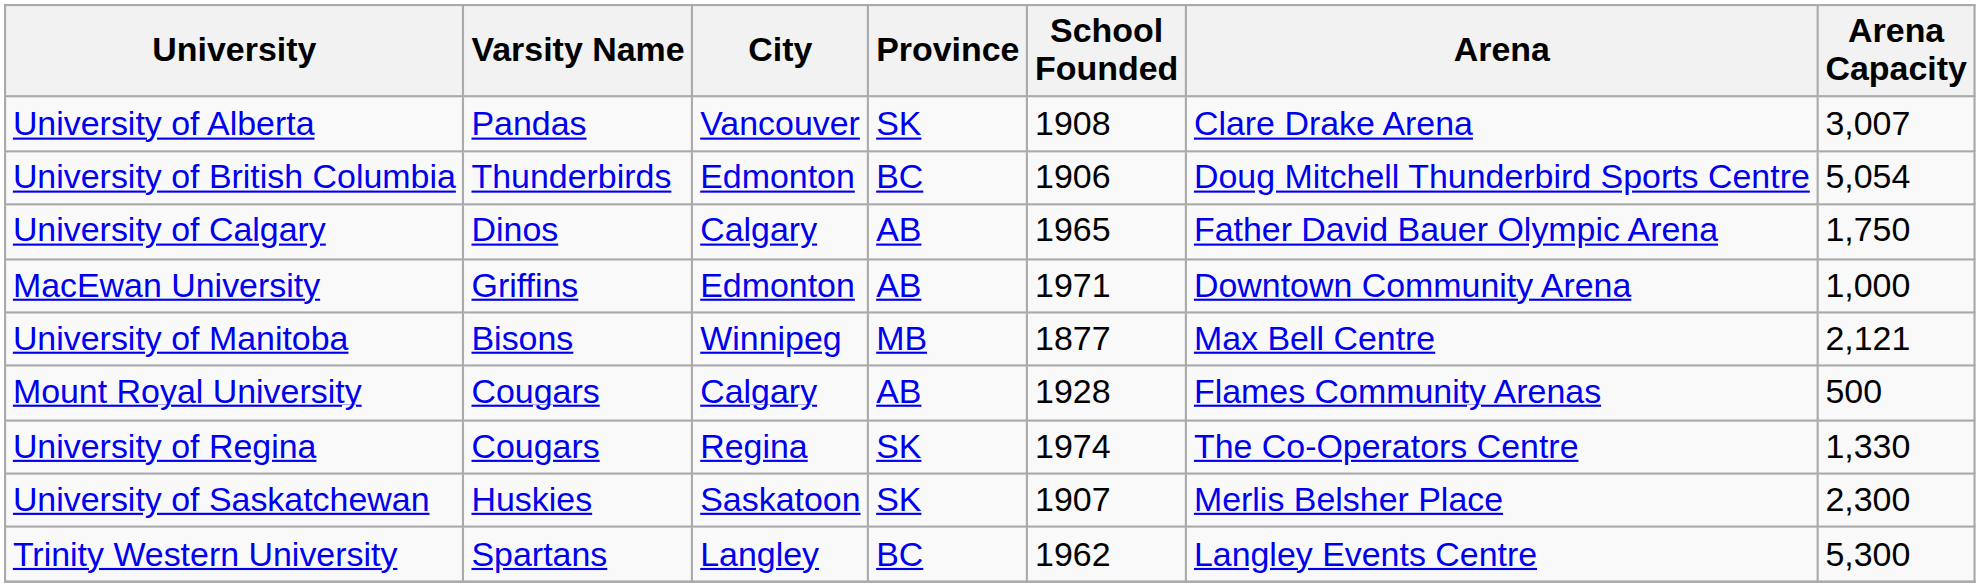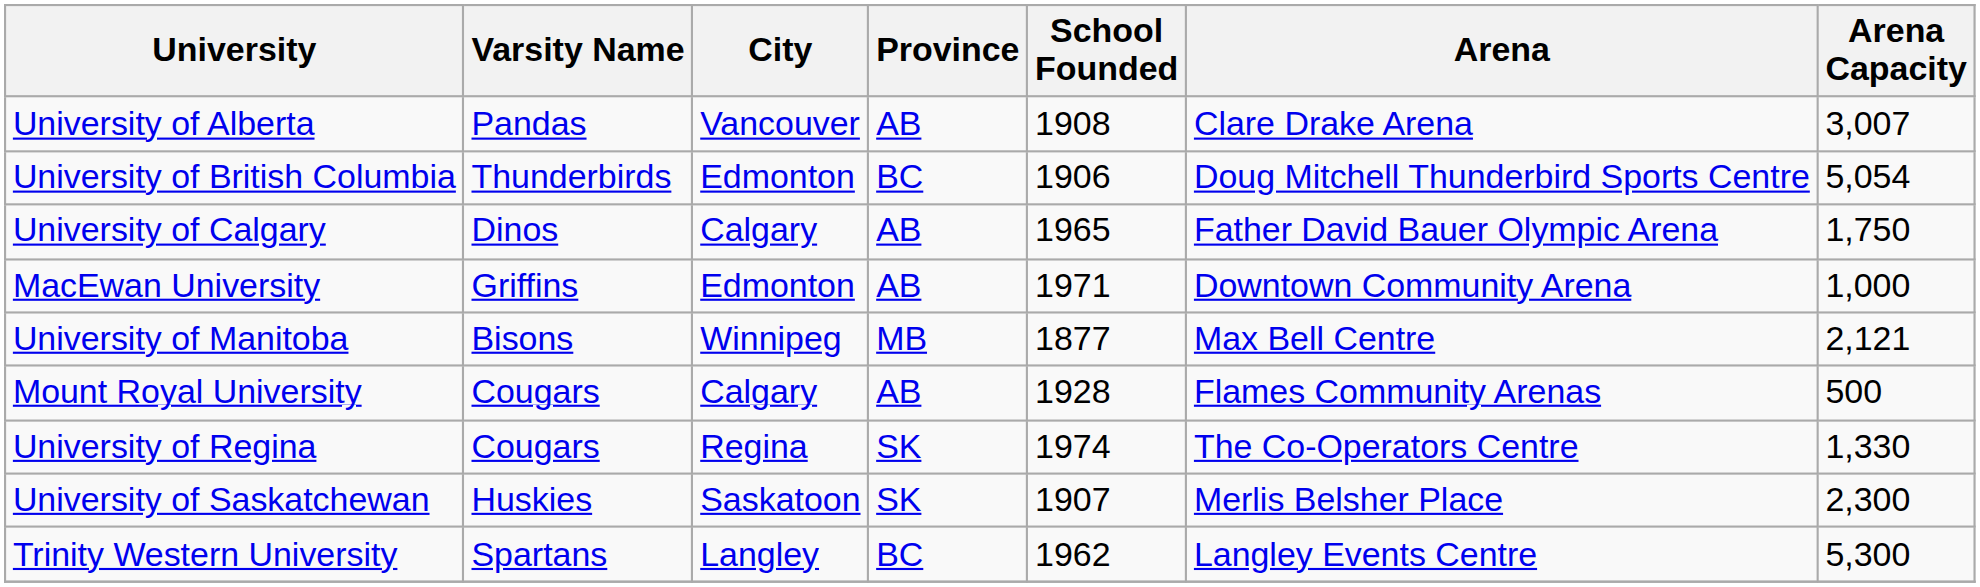(899, 123) SK -> (899, 123) AB
